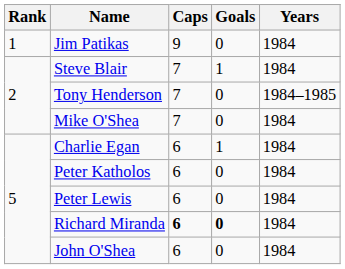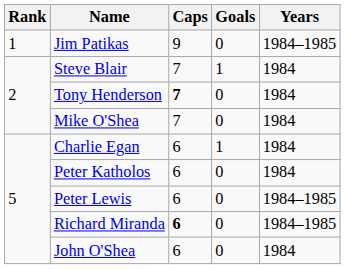(279, 43) 1984 -> (300, 43) 1984–1985
(177, 95) normal -> (177, 95) bold
(300, 95) 1984–1985 -> (279, 95) 1984
(279, 198) 1984 -> (300, 198) 1984–1985
(219, 224) bold -> (219, 224) normal
(279, 224) 1984 -> (300, 224) 1984–1985
